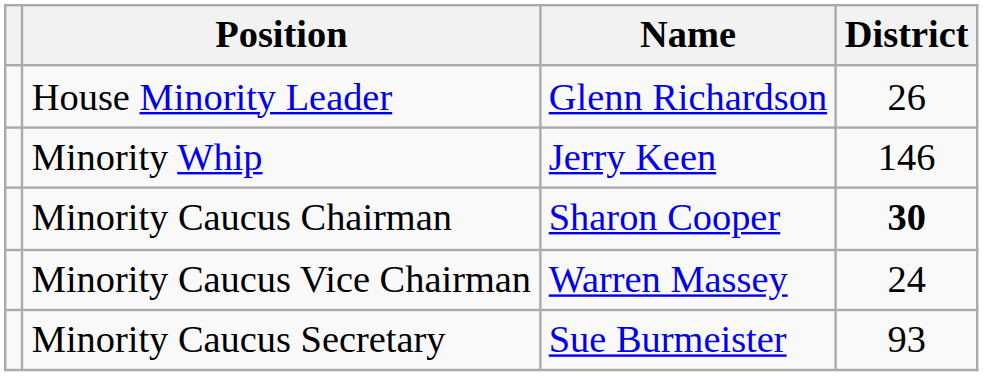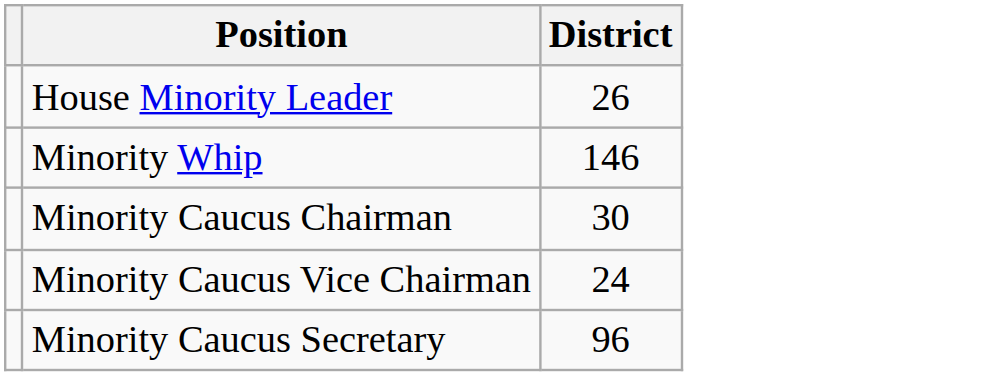- column: (688, 34)
(907, 217) bold -> (611, 217) normal
(907, 339) 93 -> (611, 339) 96
